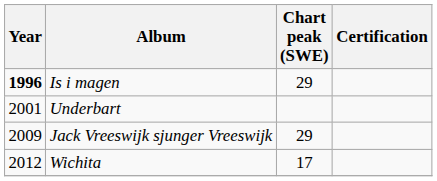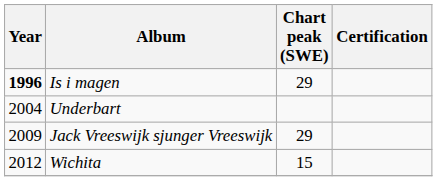(25, 108) 2001 -> (25, 108) 2004
(304, 162) 17 -> (304, 162) 15
